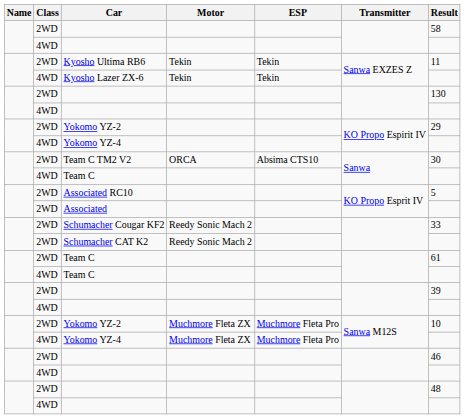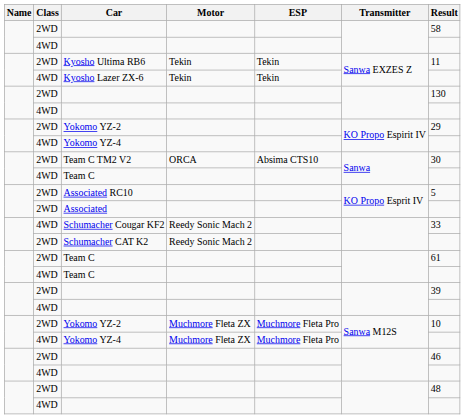(47, 225) 2WD -> (47, 225) 4WD
